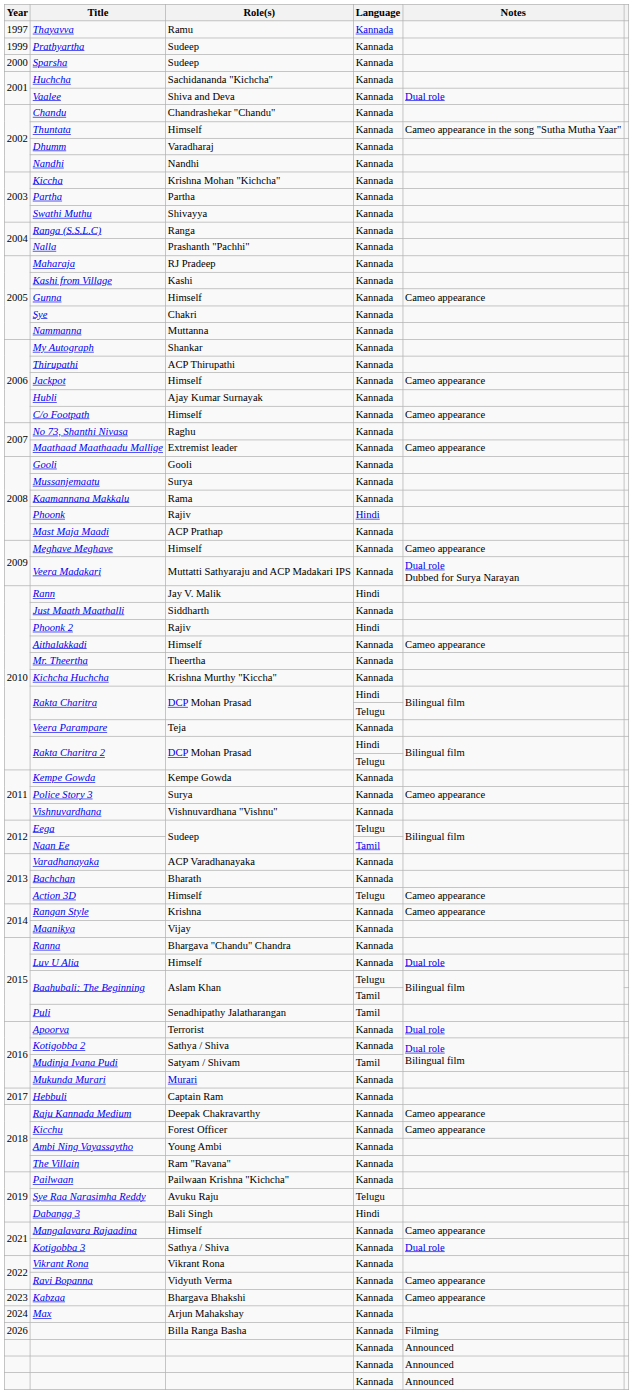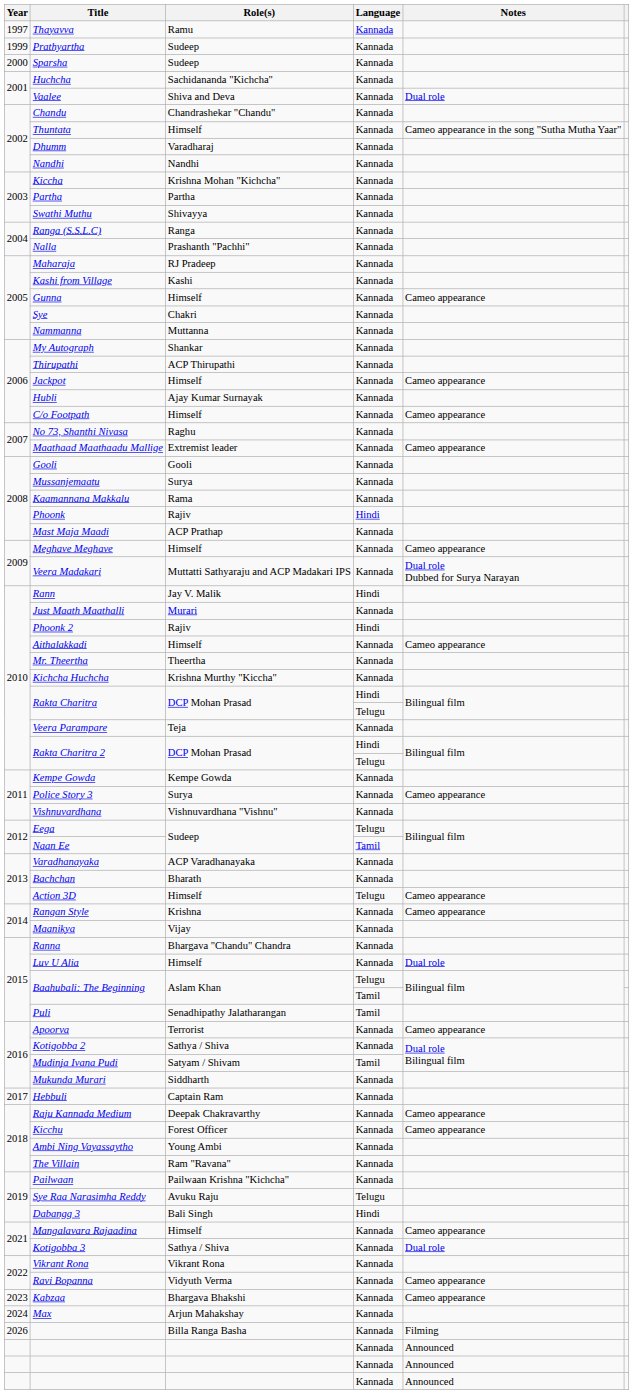(188, 610) Siddharth -> (183, 610) Murari
(425, 1029) Dual role -> (445, 1029) Cameo appearance
(183, 1079) Murari -> (188, 1079) Siddharth
